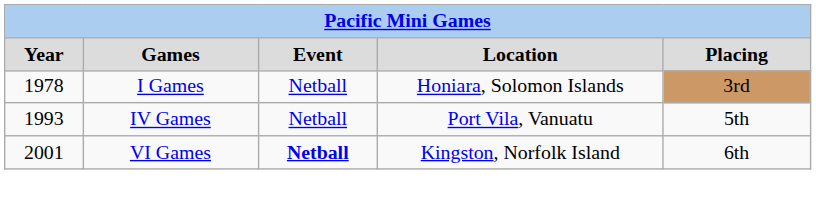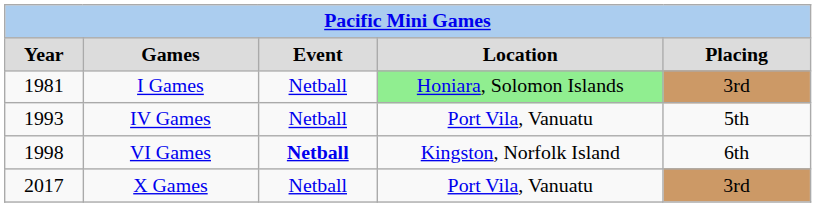(44, 86) 1978 -> (44, 86) 1981
(520, 86) no background -> (520, 86) lightgreen background
(44, 152) 2001 -> (44, 152) 1998
+ row: (170, 185)
